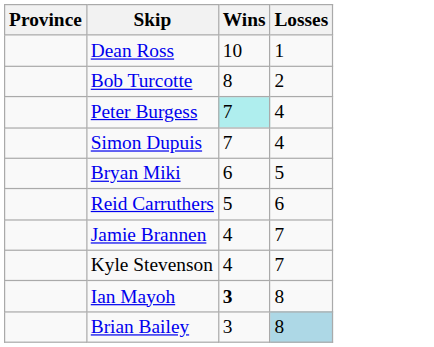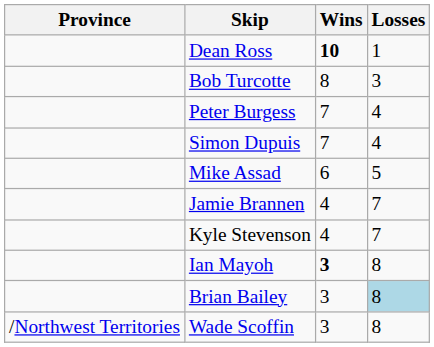(232, 50) normal -> (330, 50) bold
(279, 81) 2 -> (376, 81) 3
(228, 111) paleturquoise background -> (325, 111) no background
- row: (136, 173)
+ row: (235, 173)
- row: (152, 204)
+ row: (241, 326)
